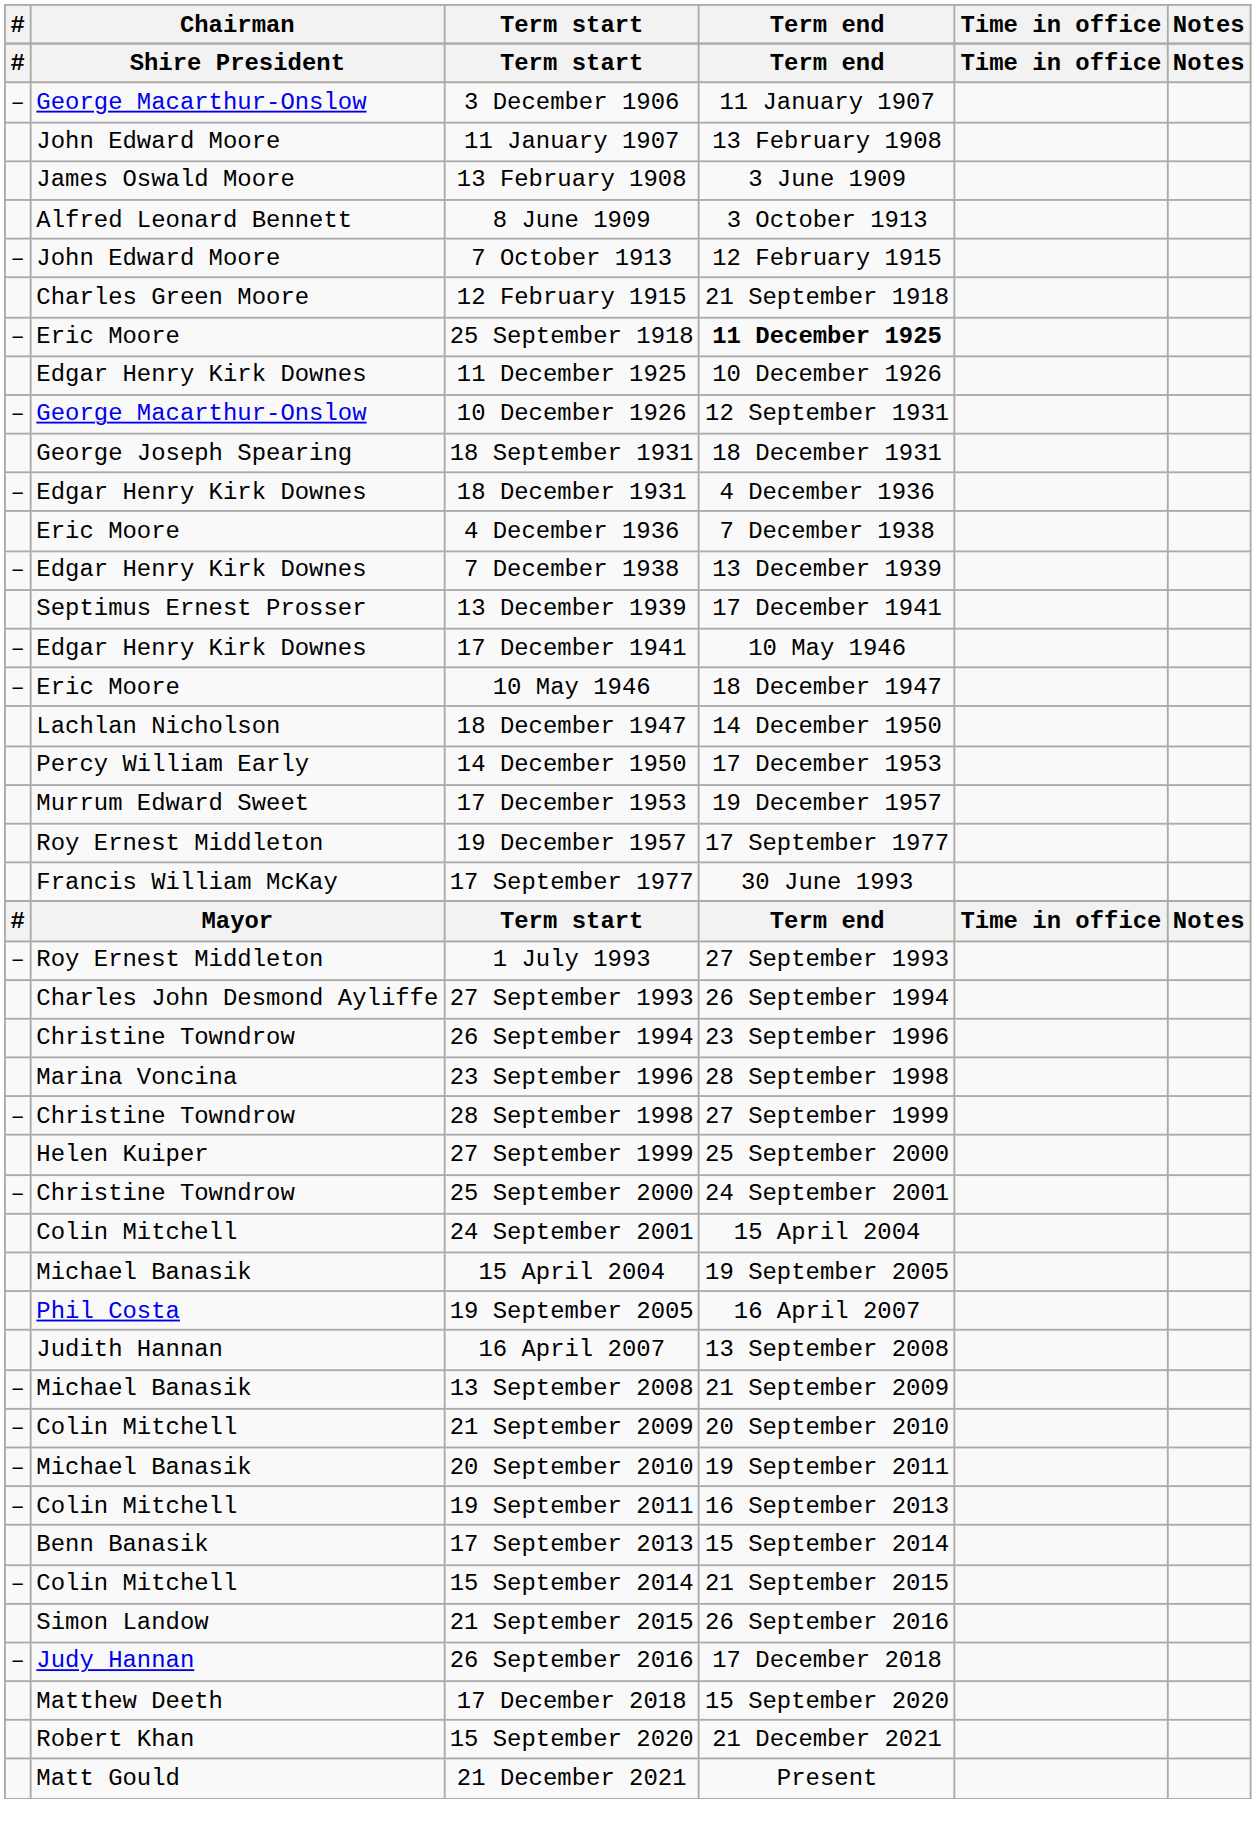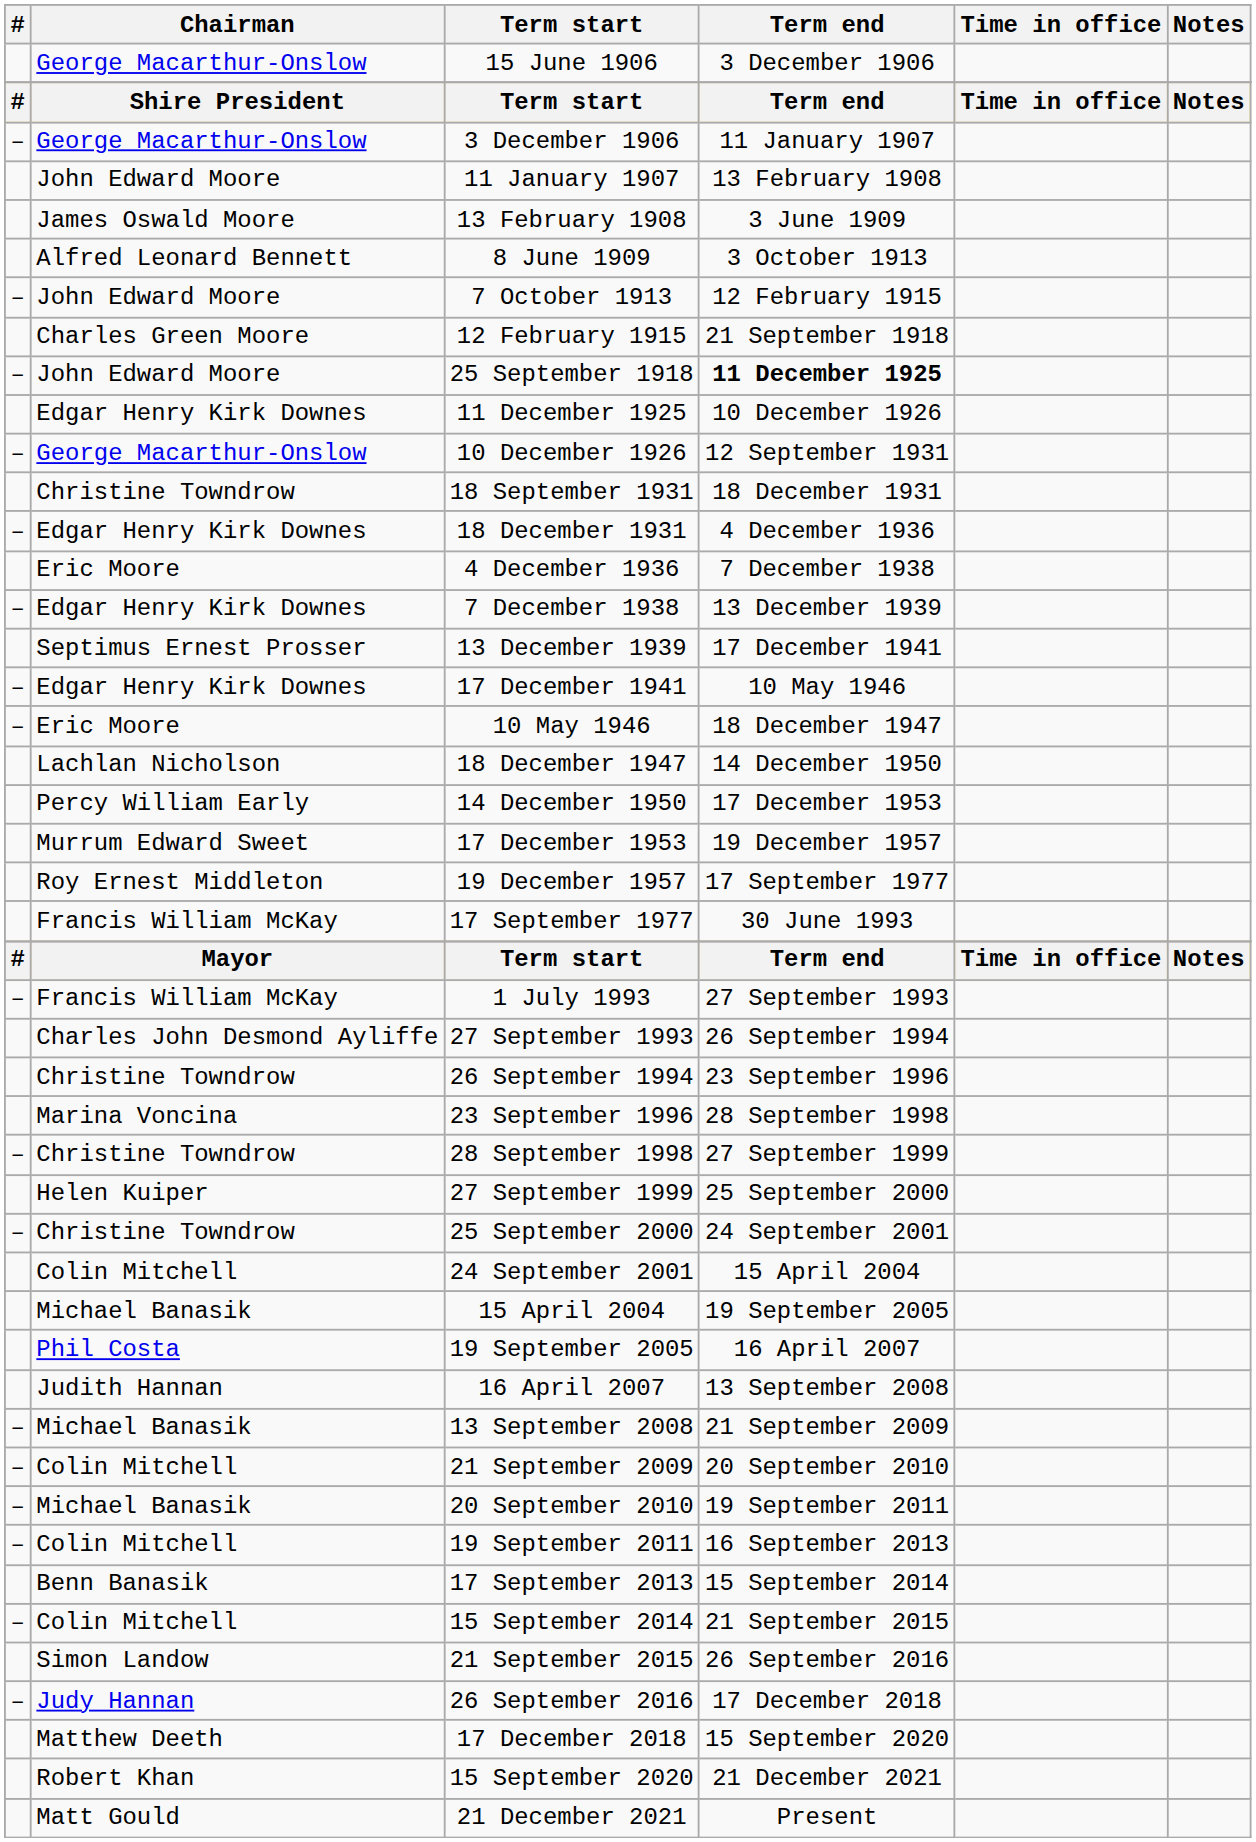+ row: (572, 63)
(108, 336) Eric Moore -> (158, 375) John Edward Moore
(194, 453) George Joseph Spearing -> (166, 492) Christine Towndrow
(180, 960) Roy Ernest Middleton -> (187, 999) Francis William McKay
